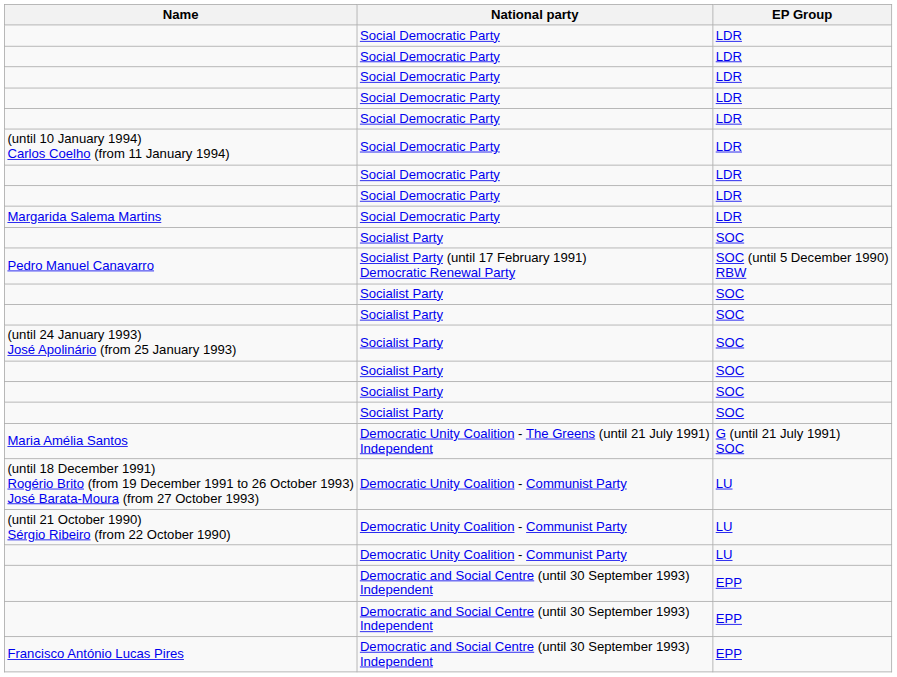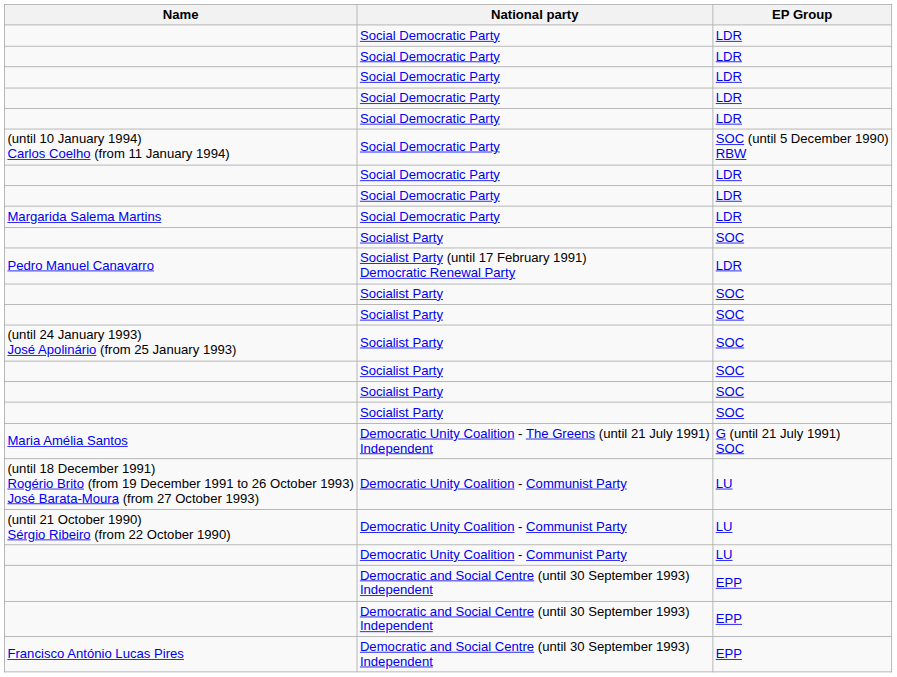(729, 147) LDR -> (802, 147) SOC (until 5 December 1990) RBW
(802, 265) SOC (until 5 December 1990) RBW -> (729, 265) LDR
